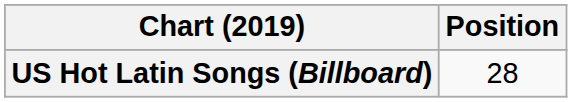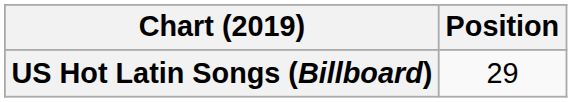(502, 73) 28 -> (502, 73) 29
